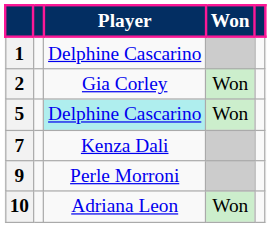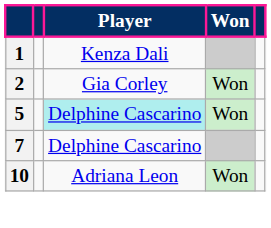(125, 52) Delphine Cascarino -> (125, 52) Kenza Dali
(125, 145) Kenza Dali -> (125, 145) Delphine Cascarino
- row: (19, 175)
